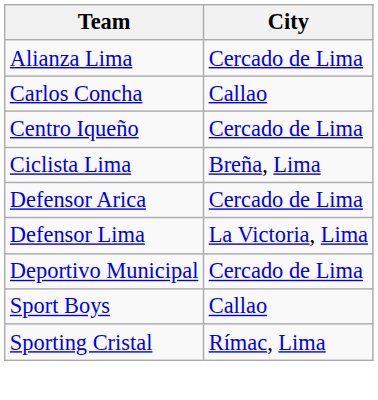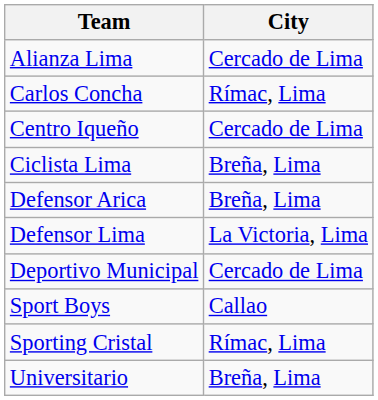(238, 93) Callao -> (267, 93) Rímac, Lima
(286, 199) Cercado de Lima -> (265, 199) Breña, Lima
+ row: (69, 377)
